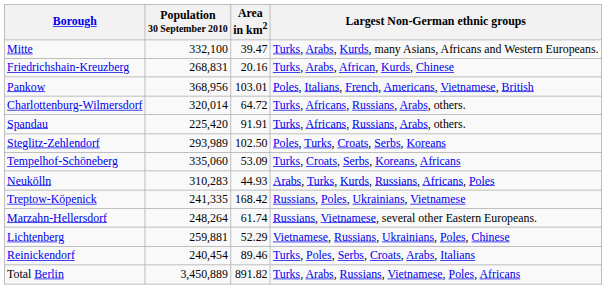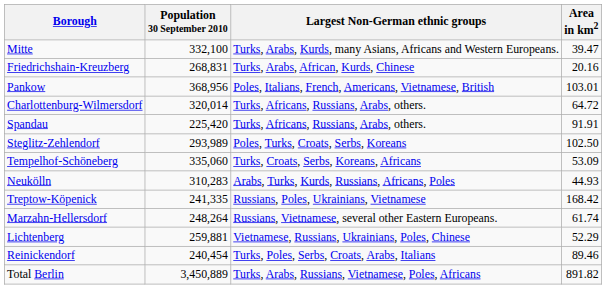columns swapped: (250, 22) <-> (436, 22)
